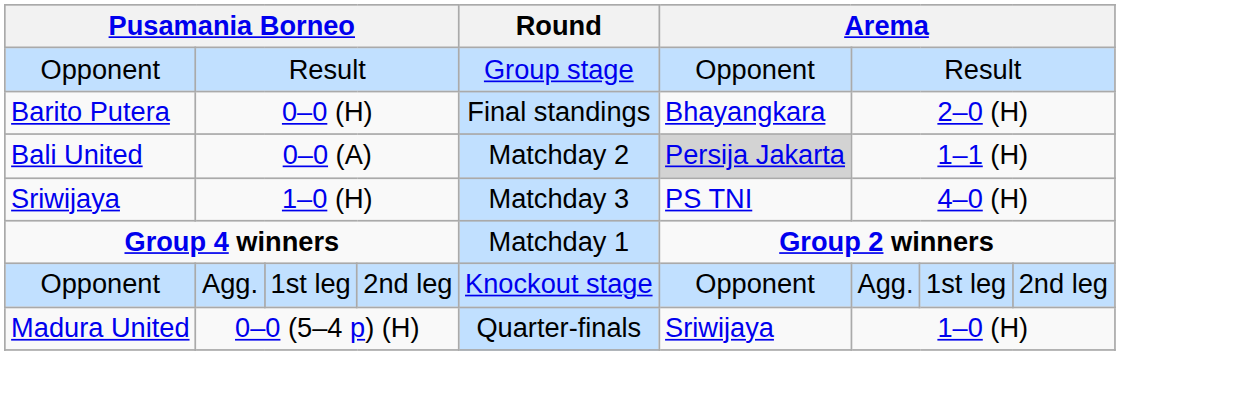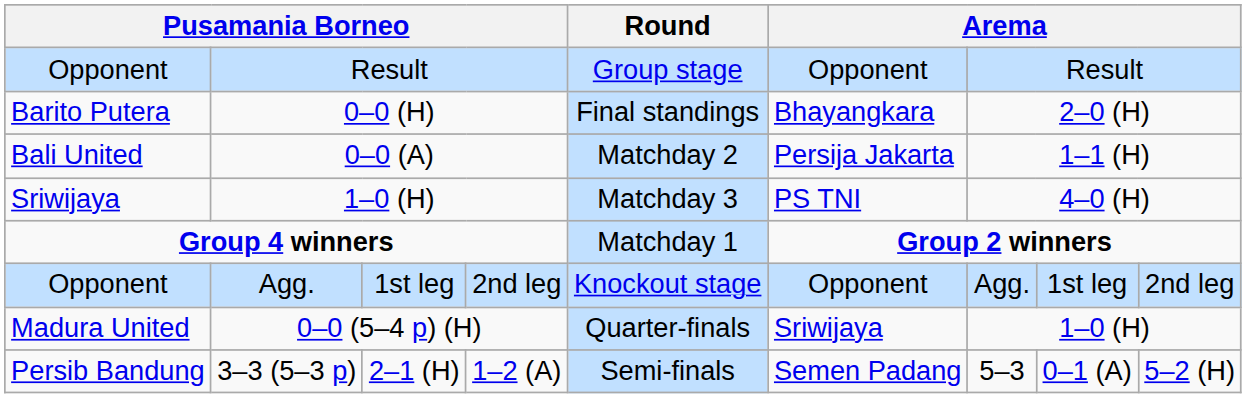(755, 155) lightgrey background -> (864, 155) no background
+ row: (287, 371)
